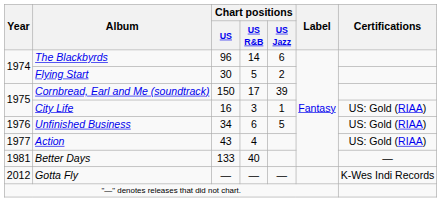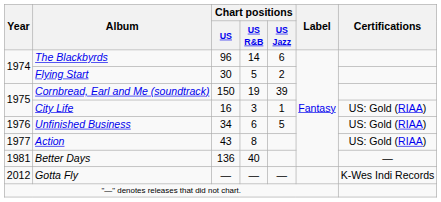(254, 91) 17 -> (254, 91) 19
(254, 141) 4 -> (254, 141) 8
(226, 158) 133 -> (226, 158) 136
